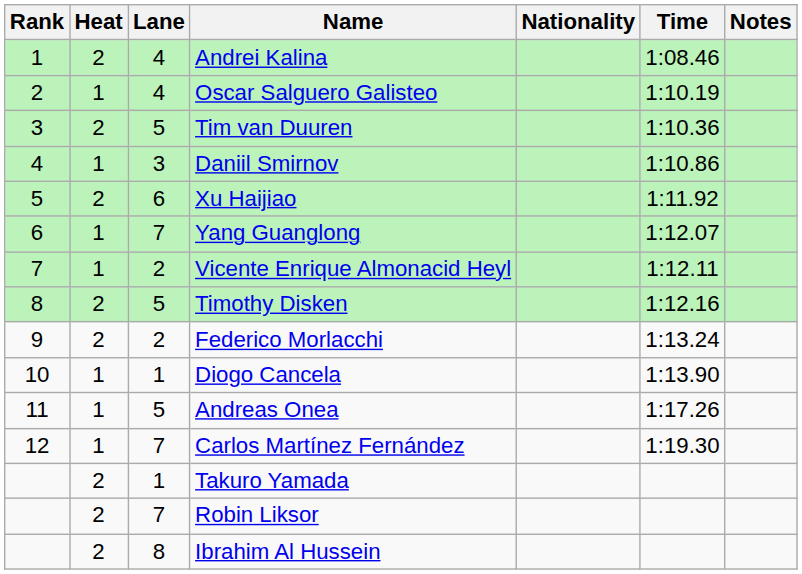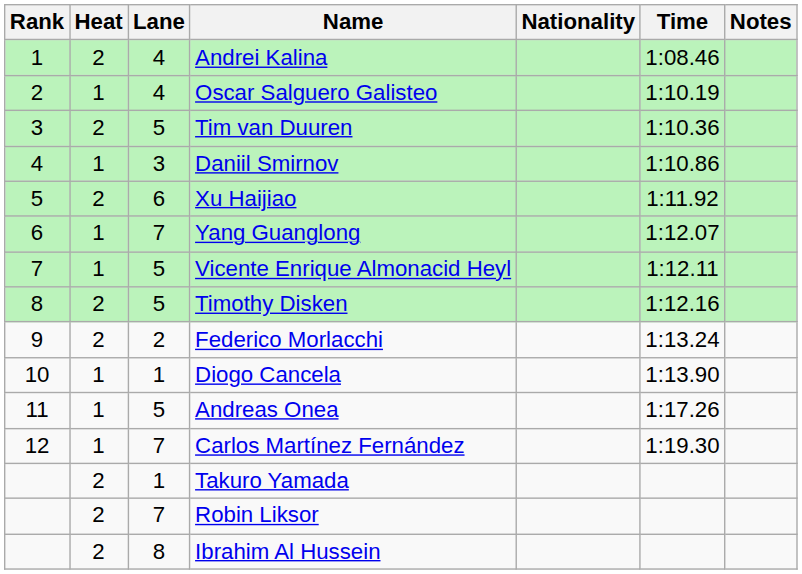(159, 269) 2 -> (159, 269) 5
